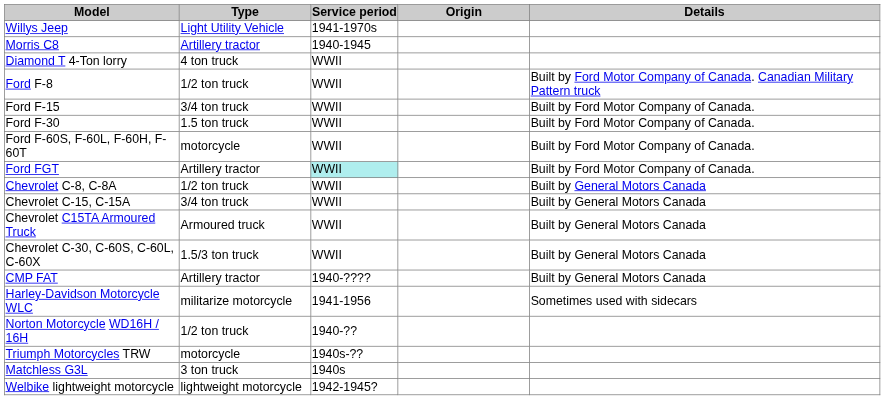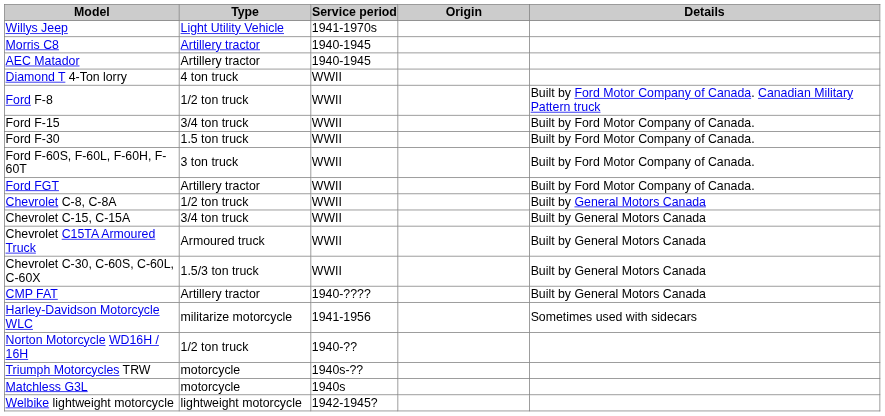+ row: (43, 61)
(210, 146) motorcycle -> (209, 162) 3 ton truck
(327, 169) paleturquoise background -> (327, 185) no background
(209, 370) 3 ton truck -> (210, 386) motorcycle
